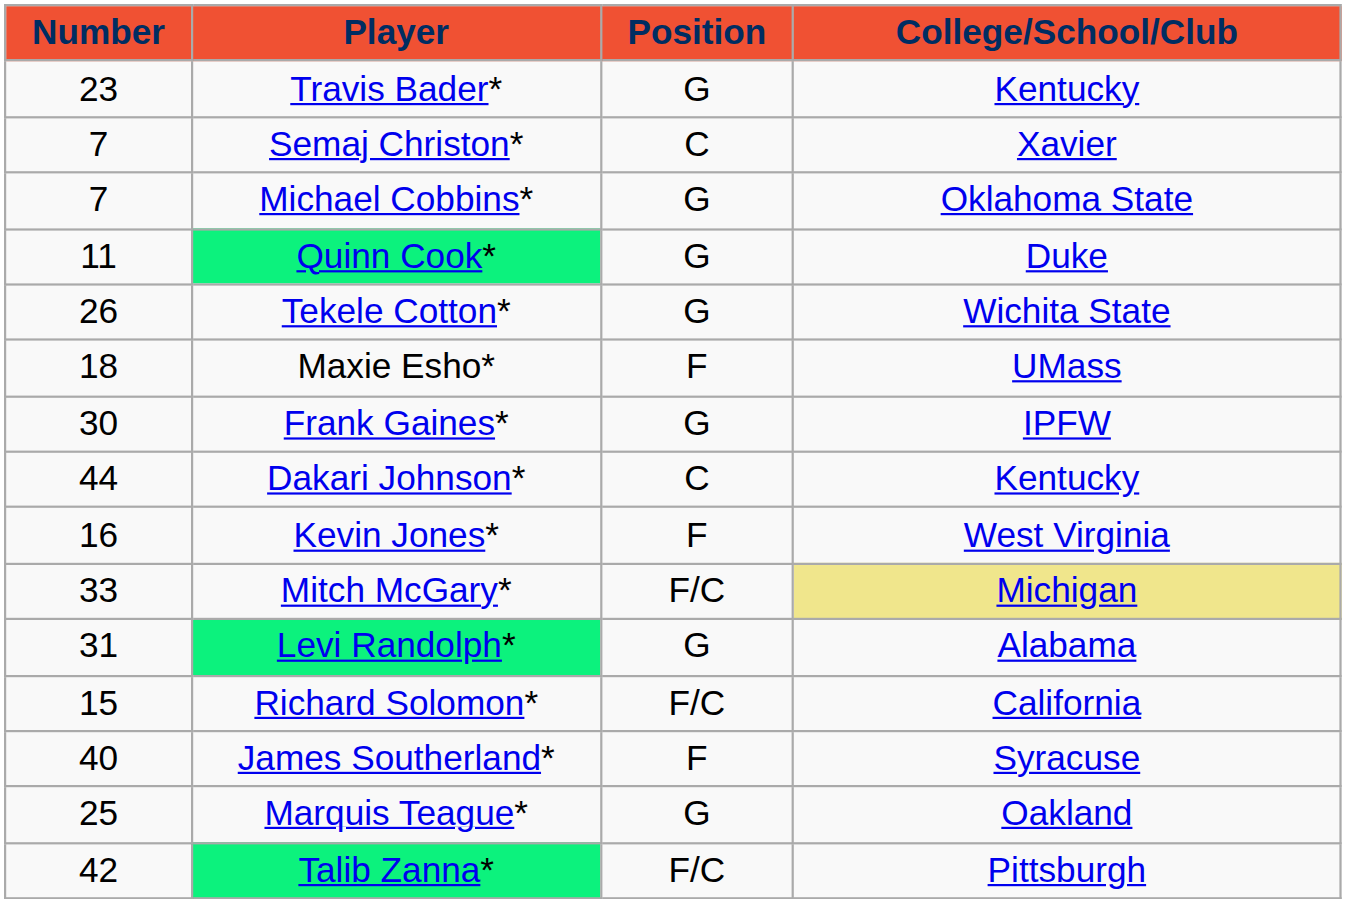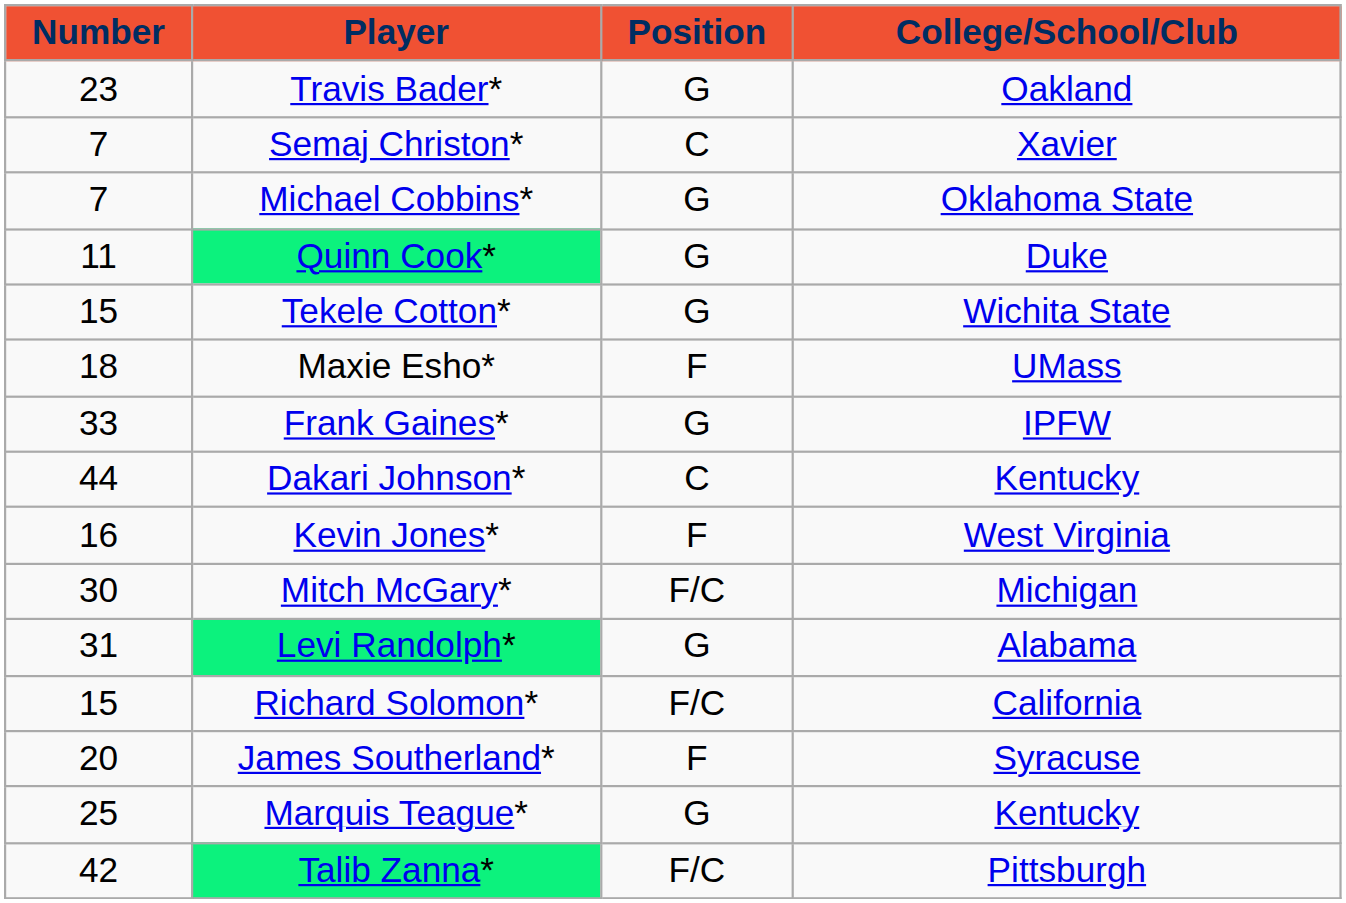(1067, 88) Kentucky -> (1067, 88) Oakland
(99, 311) 26 -> (99, 311) 15
(99, 423) 30 -> (99, 423) 33
(99, 590) 33 -> (99, 590) 30
(1067, 590) khaki background -> (1067, 590) no background
(99, 758) 40 -> (99, 758) 20
(1067, 813) Oakland -> (1067, 813) Kentucky
